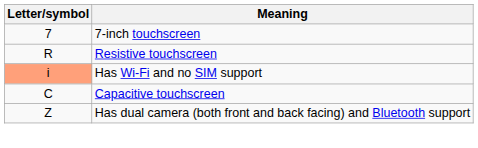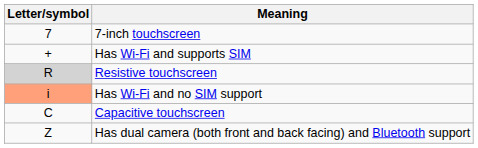+ row: (173, 53)
(48, 53) no background -> (48, 73) lightgrey background
